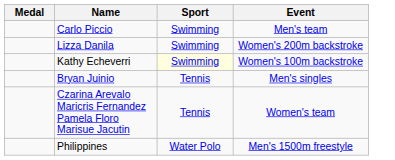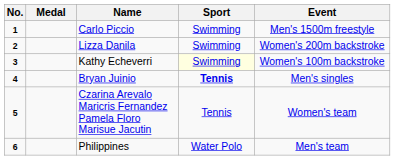+ column: (15, 12)
(301, 29) Men's team -> (322, 29) Men's 1500m freestyle
(195, 78) normal -> (217, 78) bold
(301, 146) Men's 1500m freestyle -> (322, 146) Men's team
